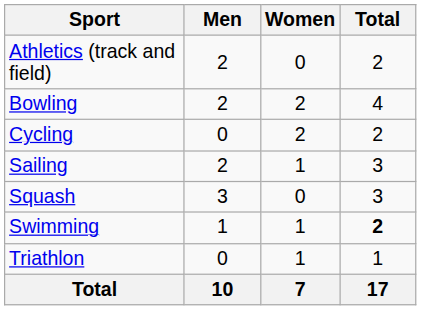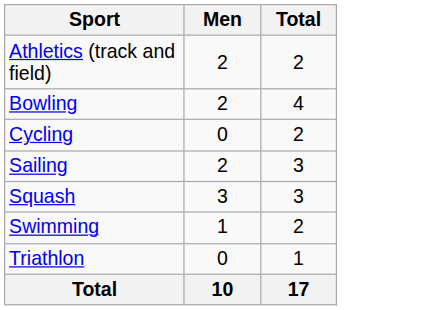- column: (300, 19)
(378, 227) bold -> (299, 227) normal
